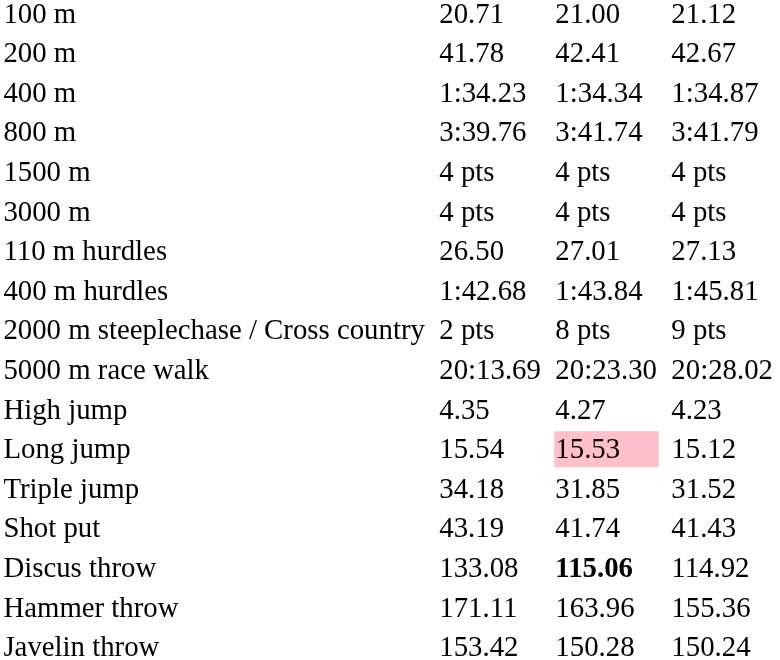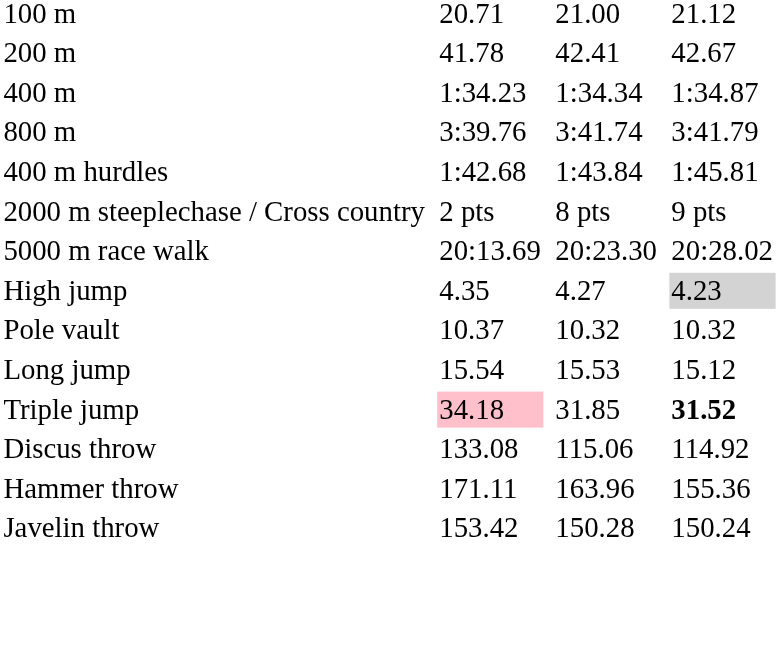- row: (47, 171)
- row: (47, 211)
- row: (85, 250)
(697, 409) no background -> (697, 290) lightgrey background
+ row: (61, 329)
(588, 448) pink background -> (588, 369) no background
(472, 488) no background -> (472, 409) pink background
(704, 488) normal -> (704, 409) bold
- row: (52, 528)
(594, 567) bold -> (594, 448) normal
